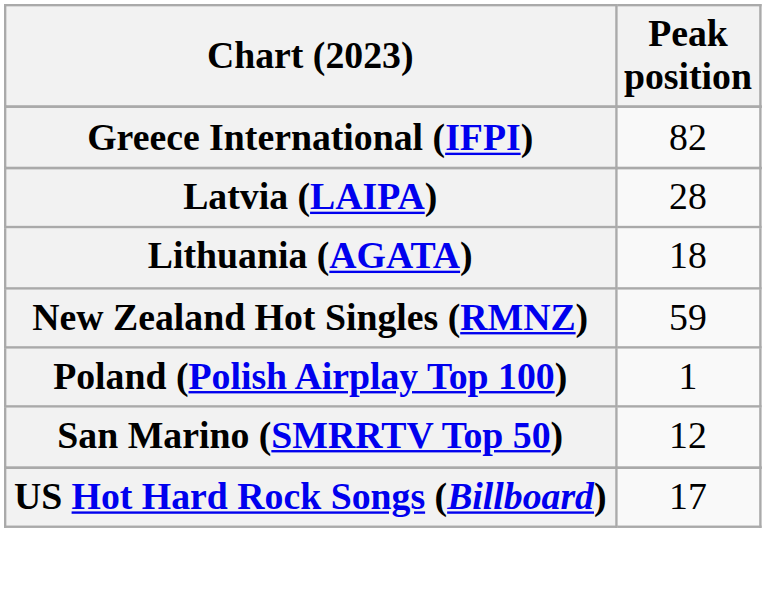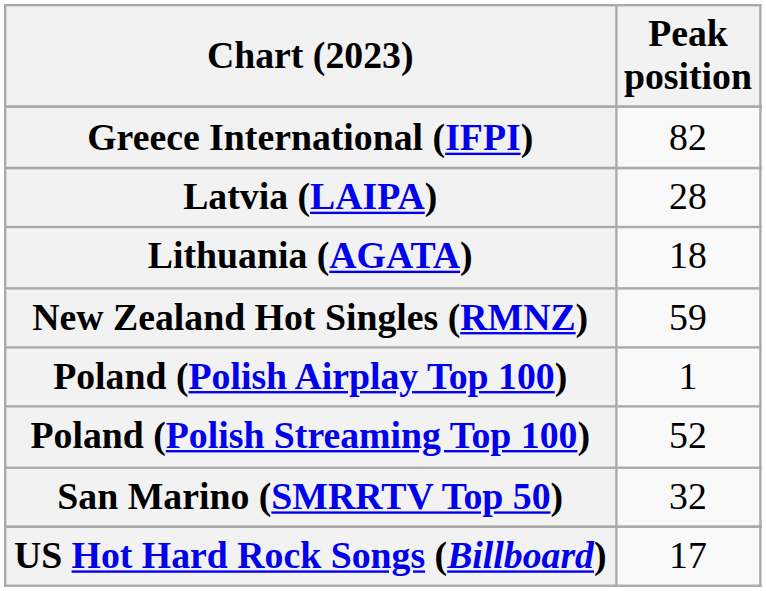+ row: (310, 436)
(688, 436) 12 -> (688, 496) 32
